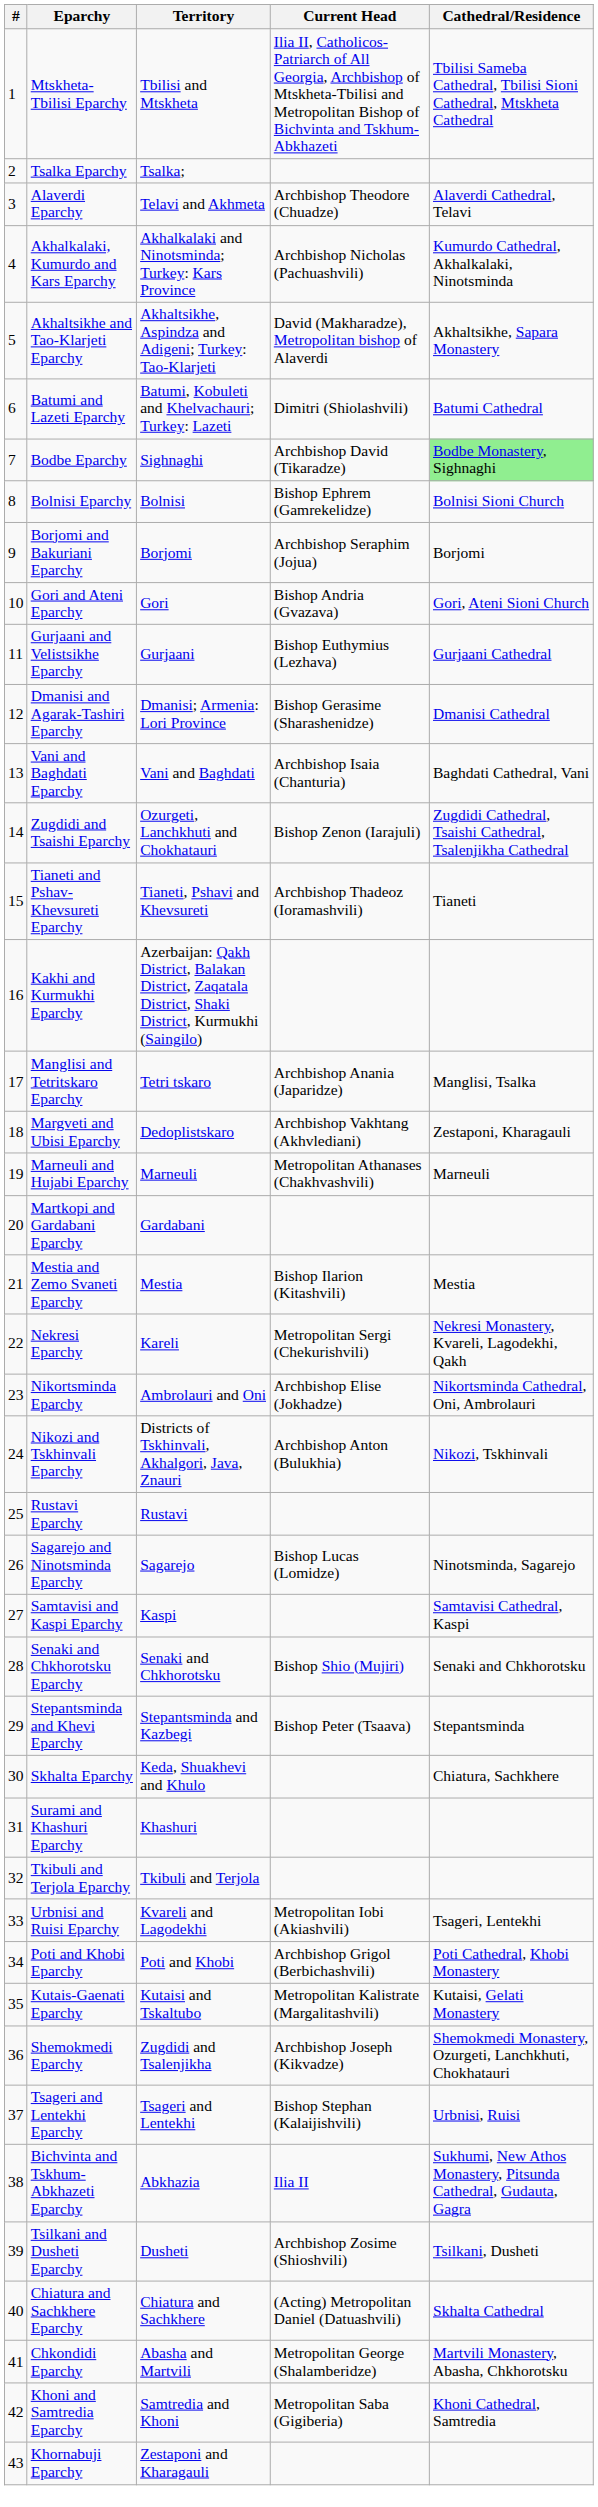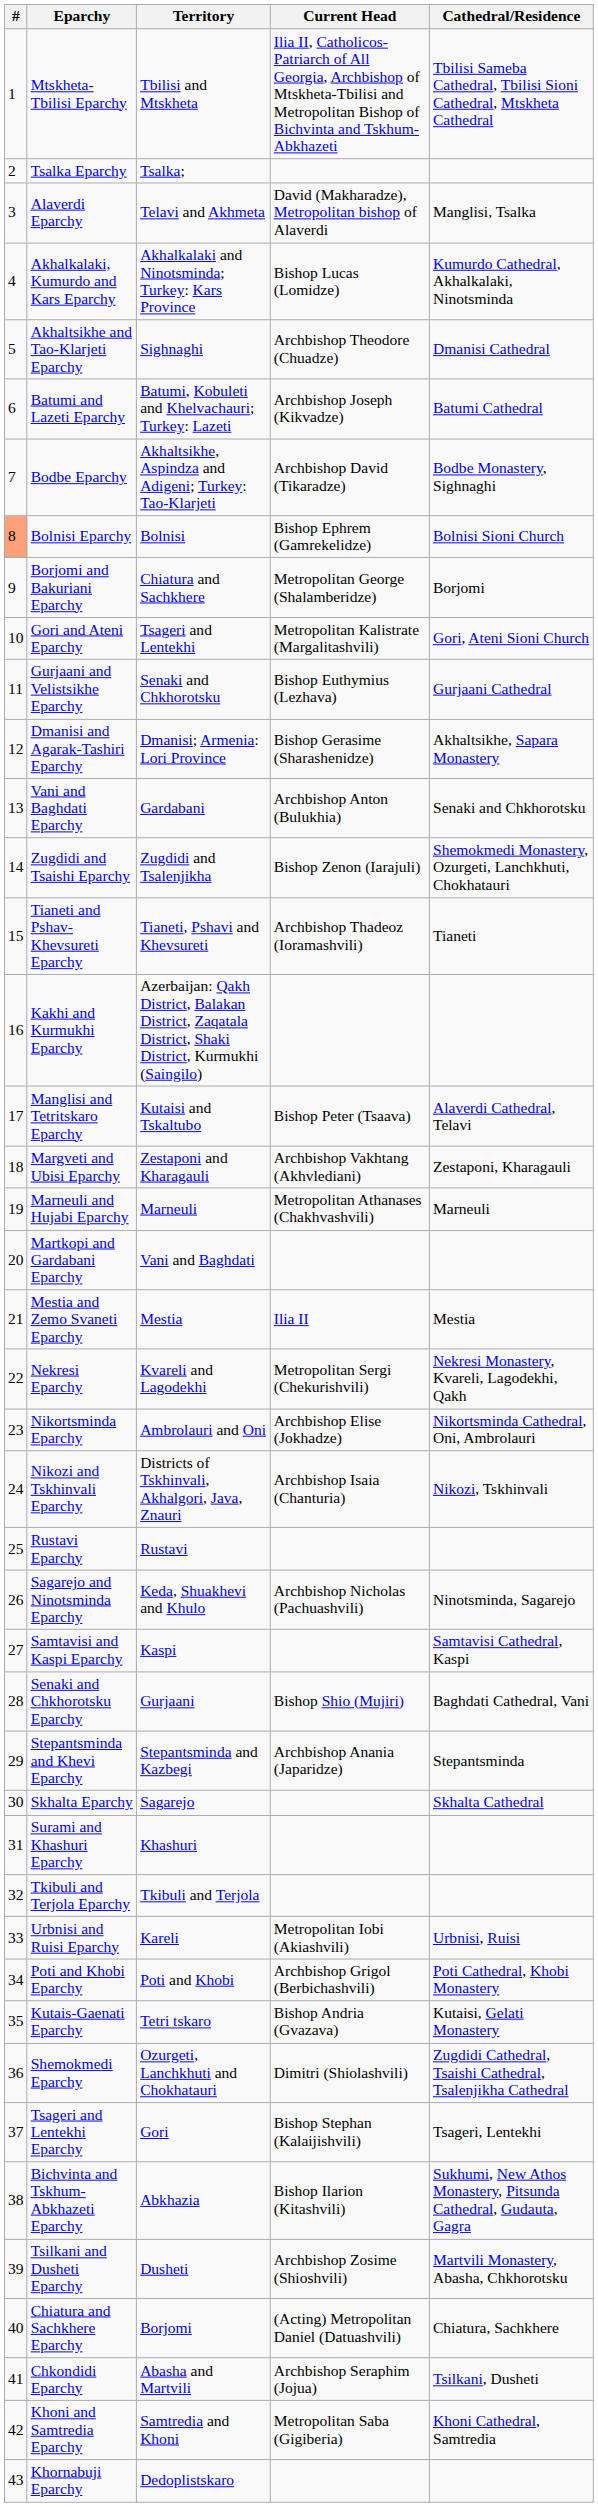(342, 204) Archbishop Theodore (Chuadze) -> (345, 212) David (Makharadze), Metropolitan bishop of Alaverdi
(494, 204) Alaverdi Cathedral, Telavi -> (484, 212) Manglisi, Tsalka
(340, 263) Archbishop Nicholas (Pachuashvili) -> (316, 281) Bishop Lucas (Lomidze)
(193, 340) Akhaltsikhe, Aspindza and Adigeni; Turkey: Tao-Klarjeti -> (172, 349) Sighnaghi
(345, 340) David (Makharadze), Metropolitan bishop of Alaverdi -> (342, 349) Archbishop Theodore (Chuadze)
(495, 340) Akhaltsikhe, Sapara Monastery -> (491, 349) Dmanisi Cathedral
(341, 408) Dimitri (Shiolashvili) -> (333, 408) Archbishop Joseph (Kikvadze)
(172, 459) Sighnaghi -> (193, 477) Akhaltsikhe, Aspindza and Adigeni; Turkey: Tao-Klarjeti
(490, 459) lightgreen background -> (490, 477) no background
(12, 501) no background -> (12, 536) lightsalmon background
(166, 552) Borjomi -> (180, 587) Chiatura and Sachkhere
(342, 552) Archbishop Seraphim (Jojua) -> (339, 587) Metropolitan George (Shalamberidze)
(154, 603) Gori -> (176, 638) Tsageri and Lentekhi
(319, 603) Bishop Andria (Gvazava) -> (346, 638) Metropolitan Kalistrate (Margalitashvili)
(167, 654) Gurjaani -> (180, 689) Senaki and Chkhorotsku
(491, 713) Dmanisi Cathedral -> (495, 748) Akhaltsikhe, Sapara Monastery
(197, 773) Vani and Baghdati -> (172, 808) Gardabani
(327, 773) Archbishop Isaia (Chanturia) -> (331, 808) Archbishop Anton (Bulukhia)
(511, 773) Baghdati Cathedral, Vani -> (509, 808) Senaki and Chkhorotsku
(189, 832) Ozurgeti, Lanchkhuti and Chokhatauri -> (178, 867) Zugdidi and Tsalenjikha
(501, 832) Zugdidi Cathedral, Tsaishi Cathedral, Tsalenjikha Cathedral -> (511, 867) Shemokmedi Monastery, Ozurgeti, Lanchkhuti, Chokhatauri
(176, 1081) Tetri tskaro -> (176, 1116) Kutaisi and Tskaltubo
(334, 1081) Archbishop Anania (Japaridze) -> (342, 1116) Bishop Peter (Tsaava)
(484, 1081) Manglisi, Tsalka -> (494, 1116) Alaverdi Cathedral, Telavi
(187, 1132) Dedoplistskaro -> (184, 1166) Zestaponi and Kharagauli
(172, 1224) Gardabani -> (197, 1259) Vani and Baghdati
(318, 1284) Bishop Ilarion (Kitashvili) -> (291, 1319) Ilia II
(160, 1344) Kareli -> (177, 1378) Kvareli and Lagodekhi
(331, 1454) Archbishop Anton (Bulukhia) -> (327, 1489) Archbishop Isaia (Chanturia)
(167, 1564) Sagarejo -> (193, 1599) Keda, Shuakhevi and Khulo
(316, 1564) Bishop Lucas (Lomidze) -> (340, 1599) Archbishop Nicholas (Pachuashvili)
(180, 1666) Senaki and Chkhorotsku -> (167, 1701) Gurjaani
(509, 1666) Senaki and Chkhorotsku -> (511, 1701) Baghdati Cathedral, Vani
(342, 1725) Bishop Peter (Tsaava) -> (334, 1760) Archbishop Anania (Japaridze)
(193, 1776) Keda, Shuakhevi and Khulo -> (167, 1802) Sagarejo
(496, 1776) Chiatura, Sachkhere -> (488, 1802) Skhalta Cathedral
(177, 1920) Kvareli and Lagodekhi -> (160, 1937) Kareli
(487, 1920) Tsageri, Lentekhi -> (477, 1937) Urbnisi, Ruisi
(176, 2004) Kutaisi and Tskaltubo -> (176, 2021) Tetri tskaro
(346, 2004) Metropolitan Kalistrate (Margalitashvili) -> (319, 2021) Bishop Andria (Gvazava)
(178, 2055) Zugdidi and Tsalenjikha -> (189, 2072) Ozurgeti, Lanchkhuti and Chokhatauri
(333, 2055) Archbishop Joseph (Kikvadze) -> (341, 2072) Dimitri (Shiolashvili)
(511, 2055) Shemokmedi Monastery, Ozurgeti, Lanchkhuti, Chokhatauri -> (501, 2072) Zugdidi Cathedral, Tsaishi Cathedral, Tsalenjikha Cathedral
(176, 2114) Tsageri and Lentekhi -> (154, 2132) Gori
(477, 2114) Urbnisi, Ruisi -> (487, 2132) Tsageri, Lentekhi
(291, 2183) Ilia II -> (318, 2200) Bishop Ilarion (Kitashvili)
(486, 2251) Tsilkani, Dusheti -> (500, 2268) Martvili Monastery, Abasha, Chkhorotsku
(180, 2310) Chiatura and Sachkhere -> (166, 2328) Borjomi
(488, 2310) Skhalta Cathedral -> (496, 2328) Chiatura, Sachkhere
(339, 2361) Metropolitan George (Shalamberidze) -> (342, 2379) Archbishop Seraphim (Jojua)
(500, 2361) Martvili Monastery, Abasha, Chkhorotsku -> (486, 2379) Tsilkani, Dusheti
(184, 2463) Zestaponi and Kharagauli -> (187, 2480) Dedoplistskaro
